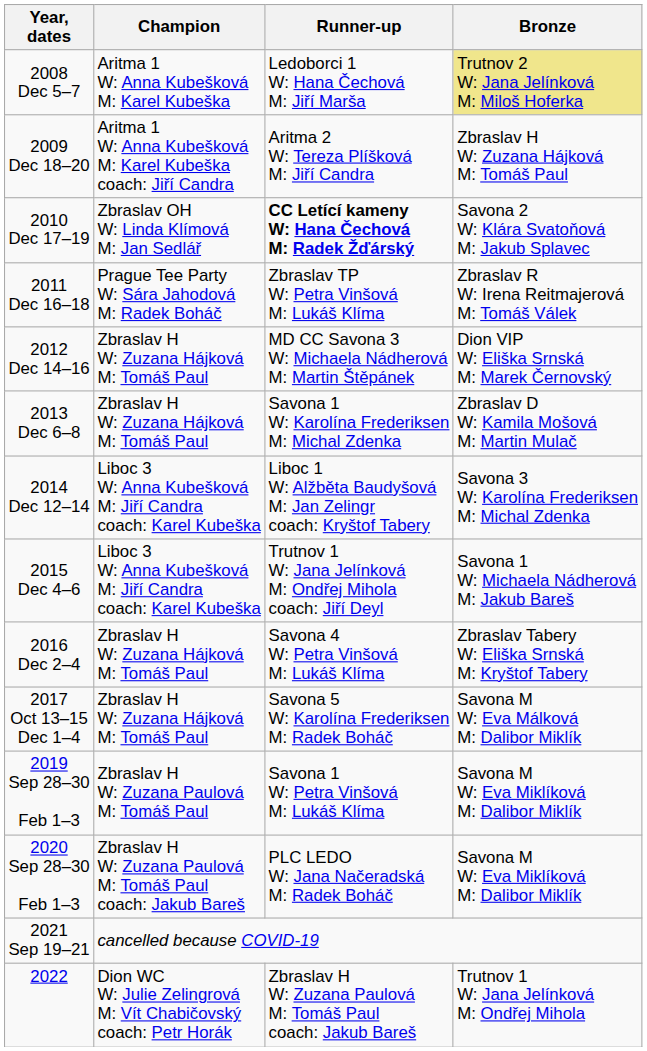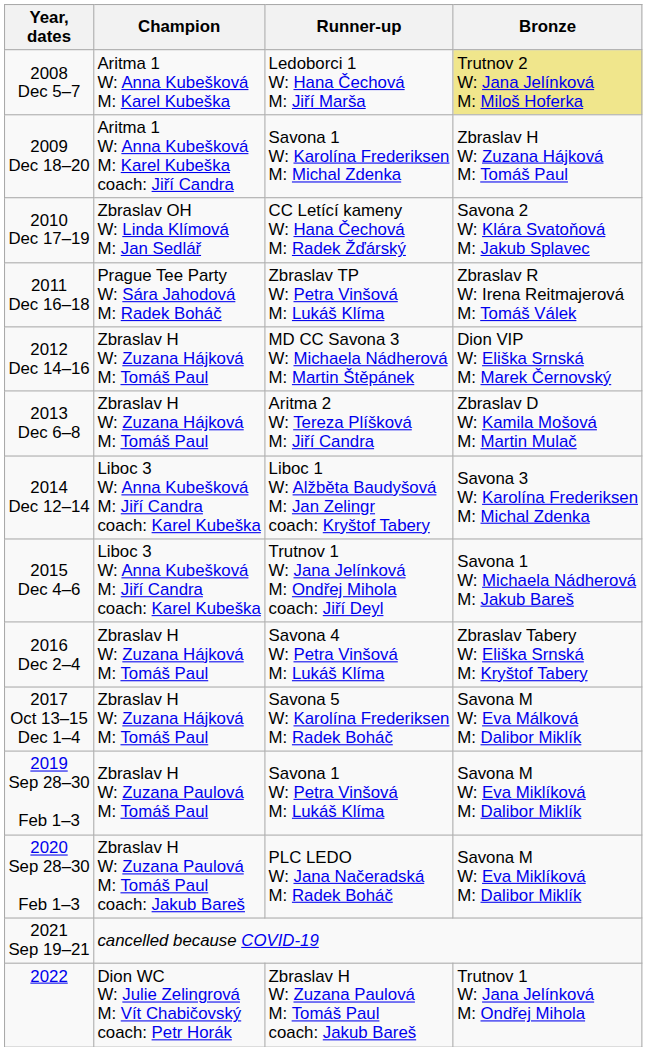(340, 156) Aritma 2 W: Tereza Plíšková M: Jiří Candra -> (359, 156) Savona 1 W: Karolína Frederiksen M: Michal Zdenka
(341, 230) bold -> (337, 230) normal
(359, 423) Savona 1 W: Karolína Frederiksen M: Michal Zdenka -> (340, 423) Aritma 2 W: Tereza Plíšková M: Jiří Candra
